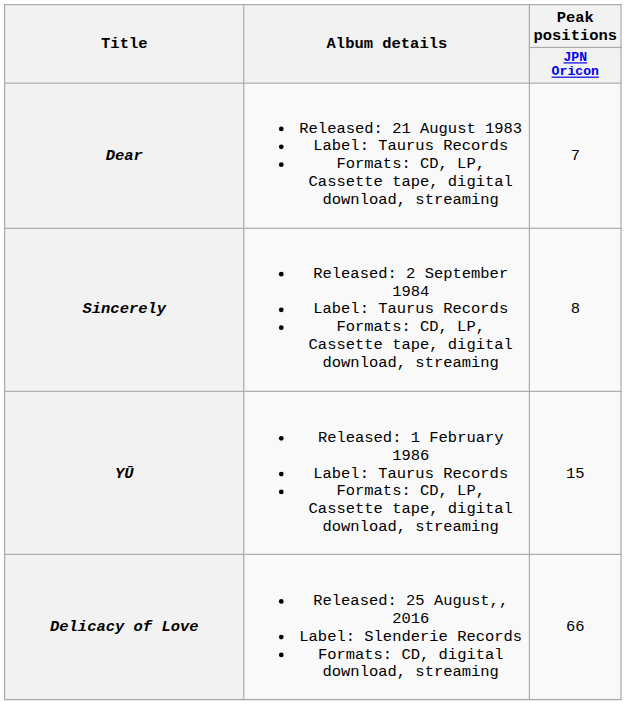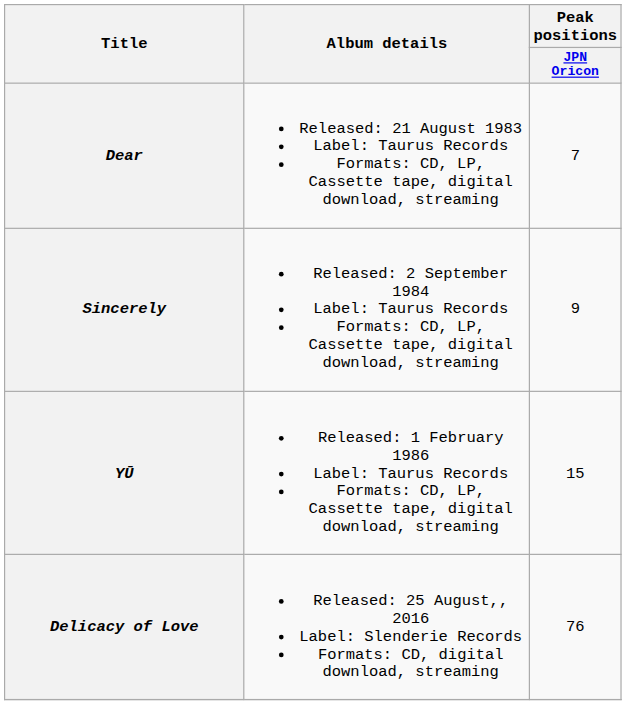(575, 310) 8 -> (575, 310) 9
(575, 627) 66 -> (575, 627) 76
